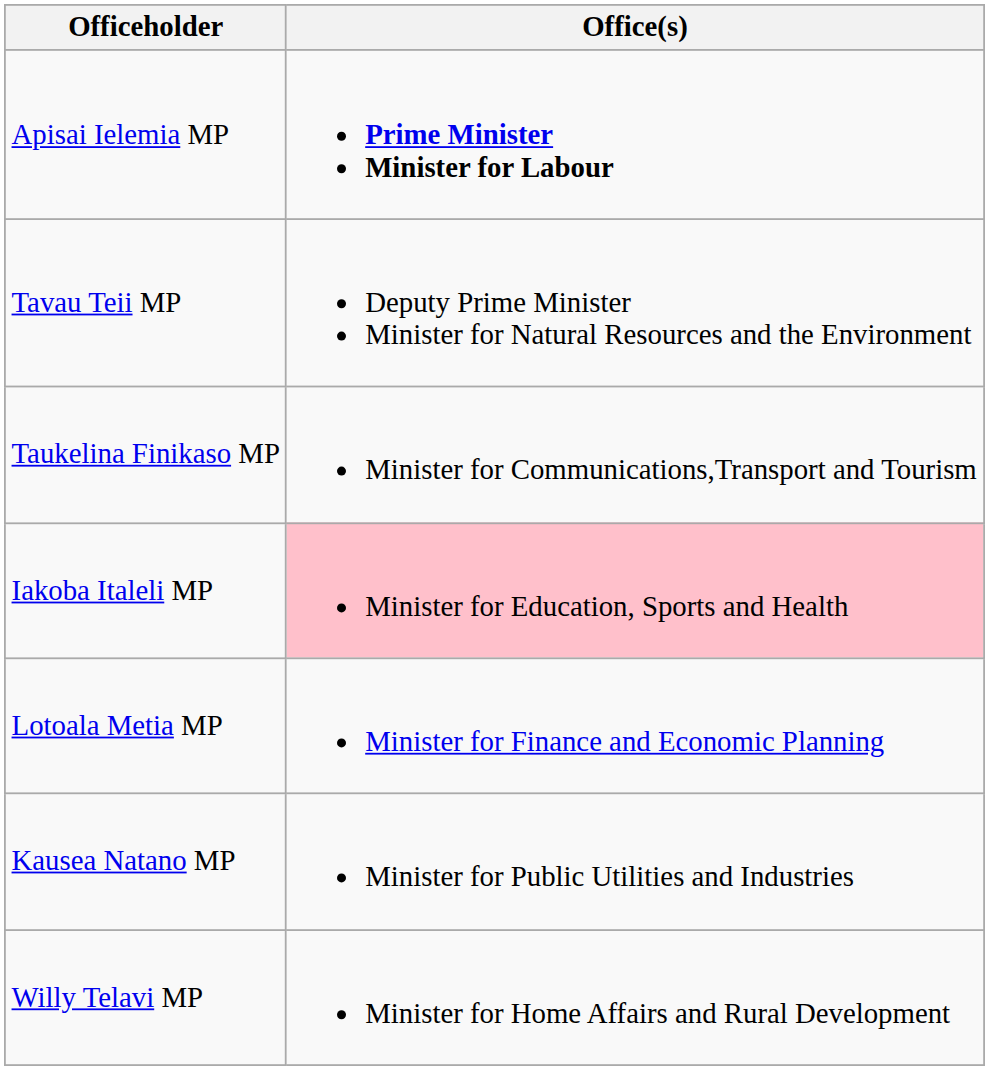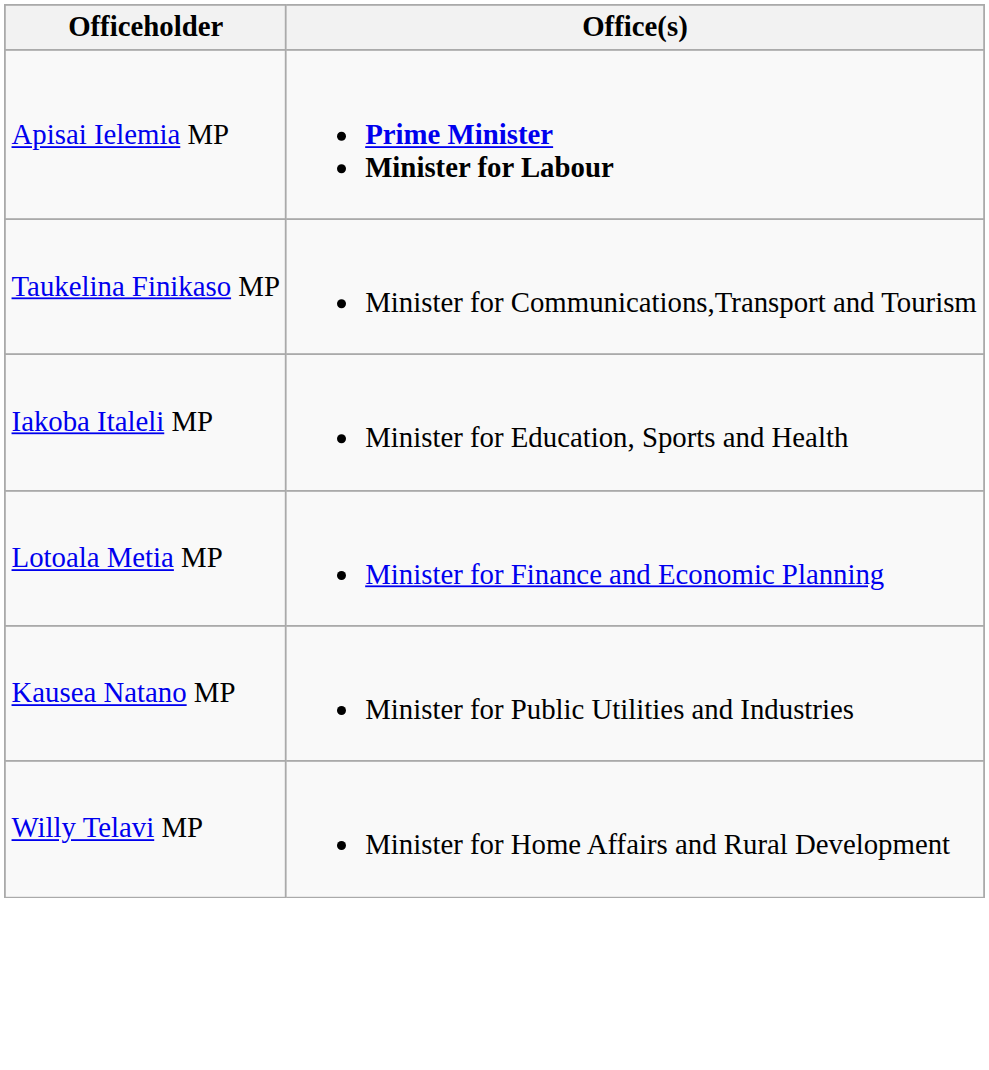- row: (96, 302)
(635, 606) pink background -> (635, 438) no background
